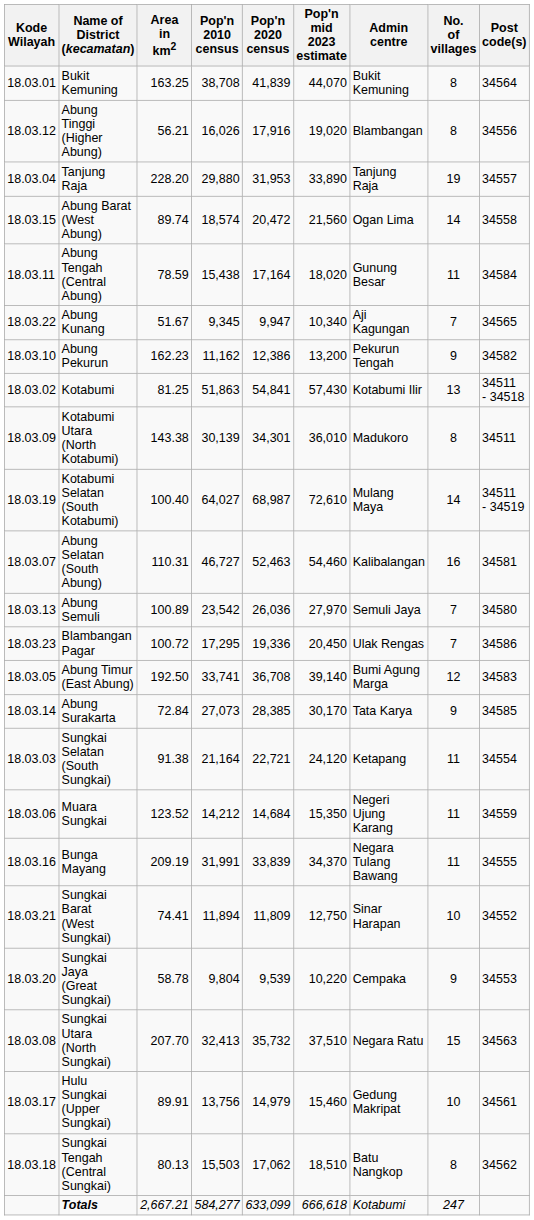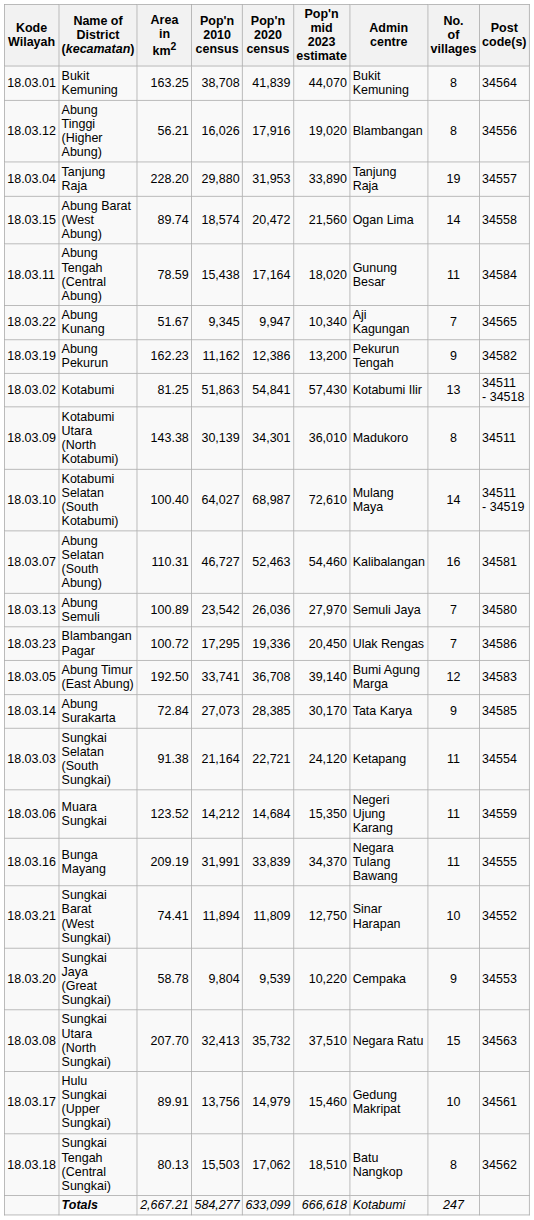(32, 356) 18.03.10 -> (32, 356) 18.03.19
(32, 500) 18.03.19 -> (32, 500) 18.03.10
